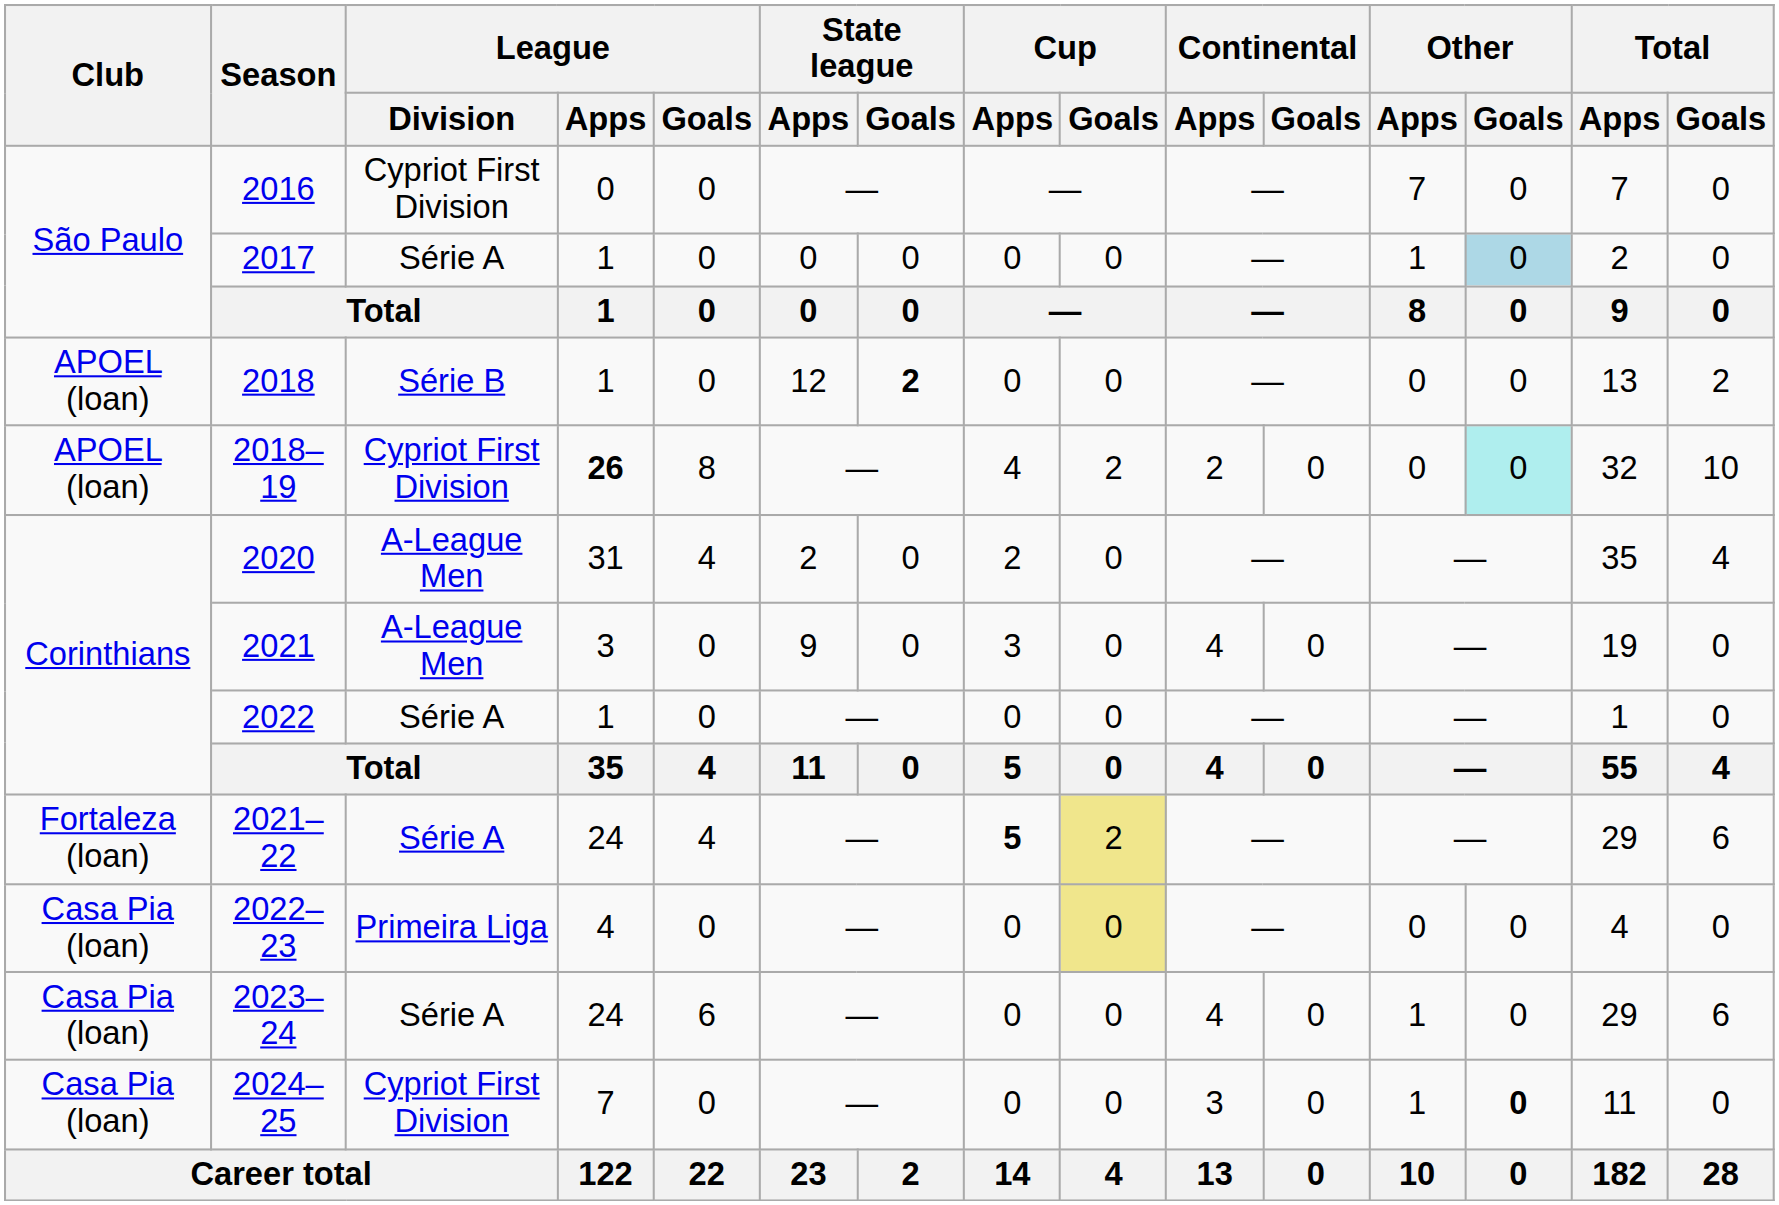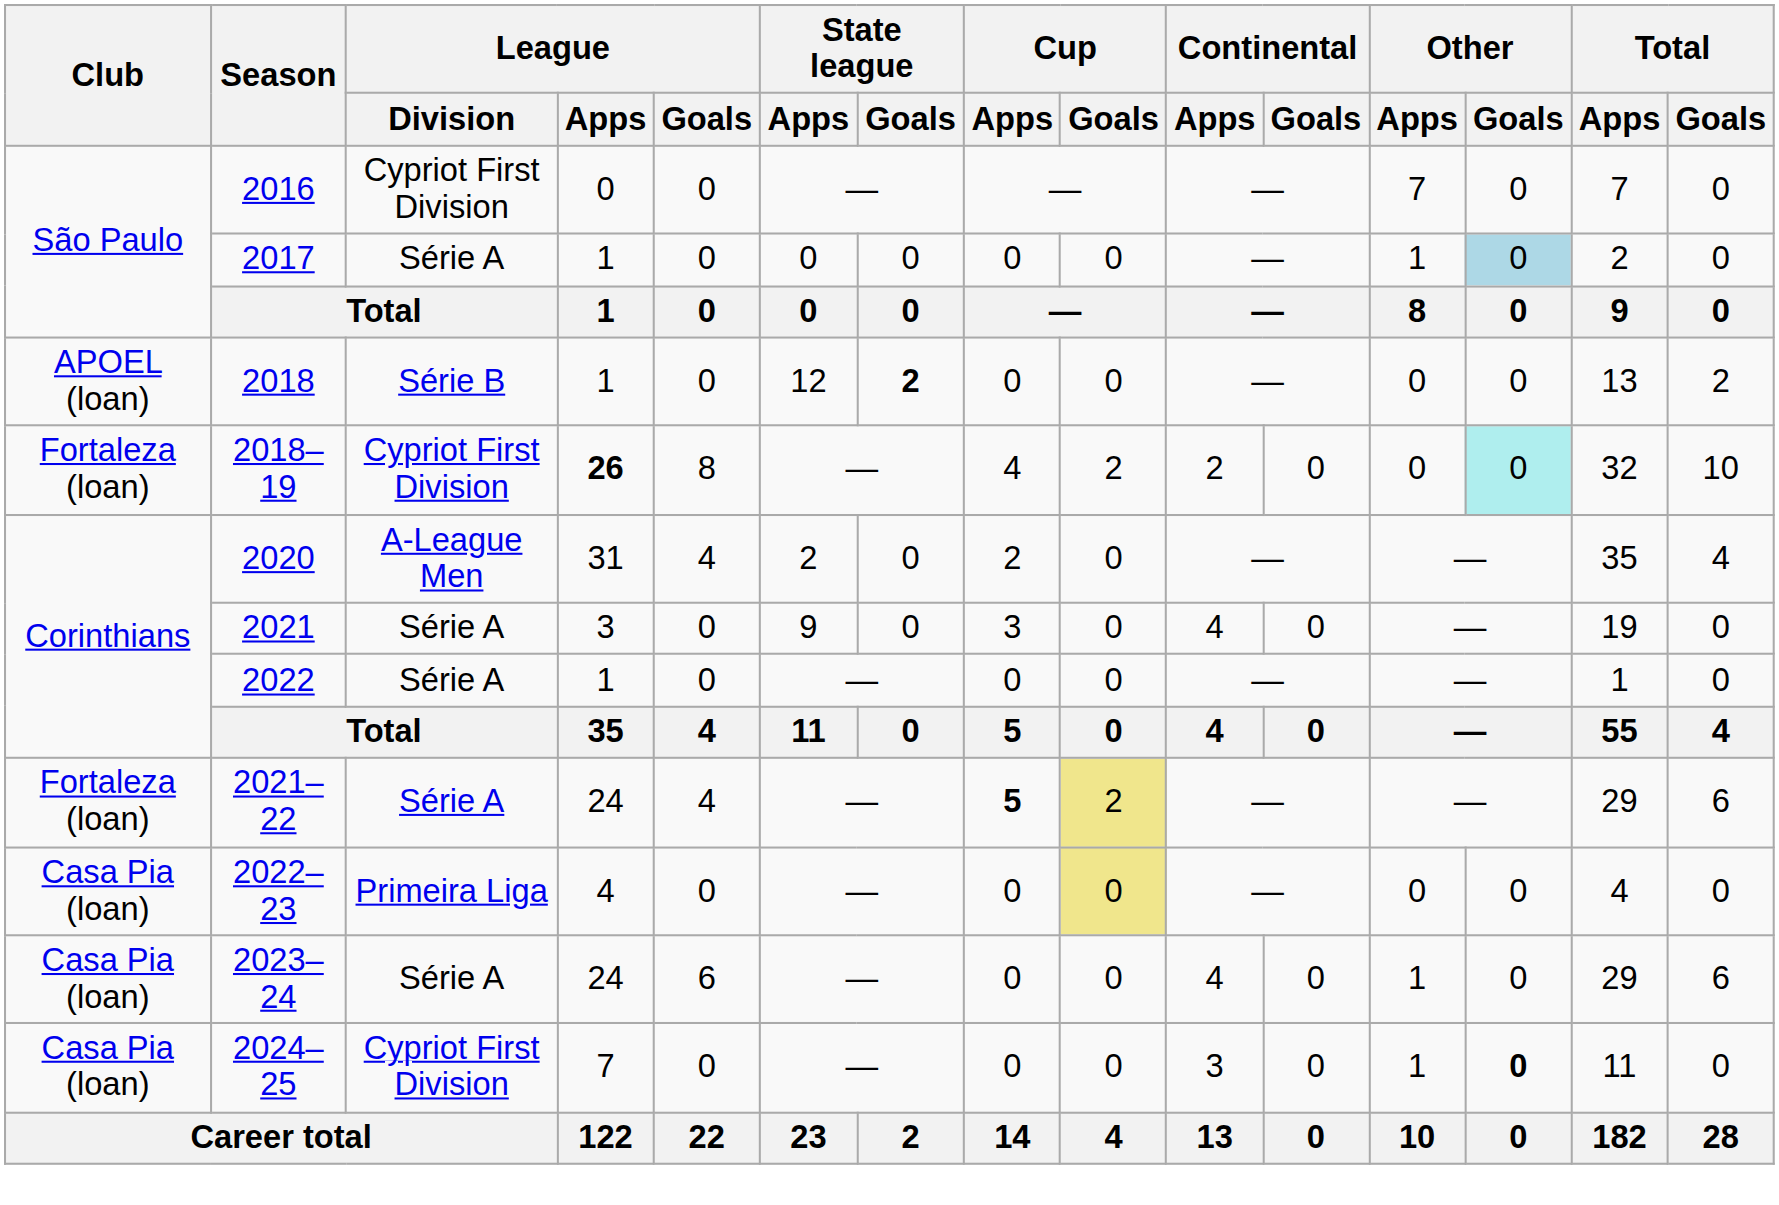(108, 469) APOEL (loan) -> (108, 469) Fortaleza (loan)
(452, 646) A-League Men -> (452, 628) Série A
